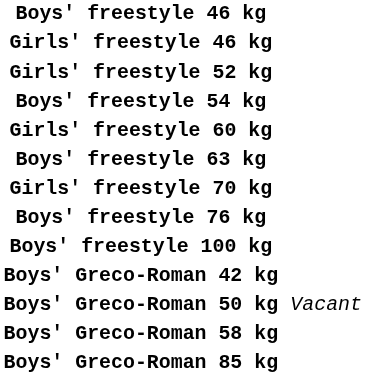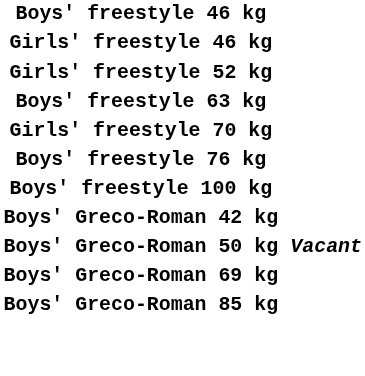- row: (141, 101)
- row: (141, 130)
(326, 305) normal -> (326, 247) bold
- row: (141, 334)
+ row: (141, 276)
